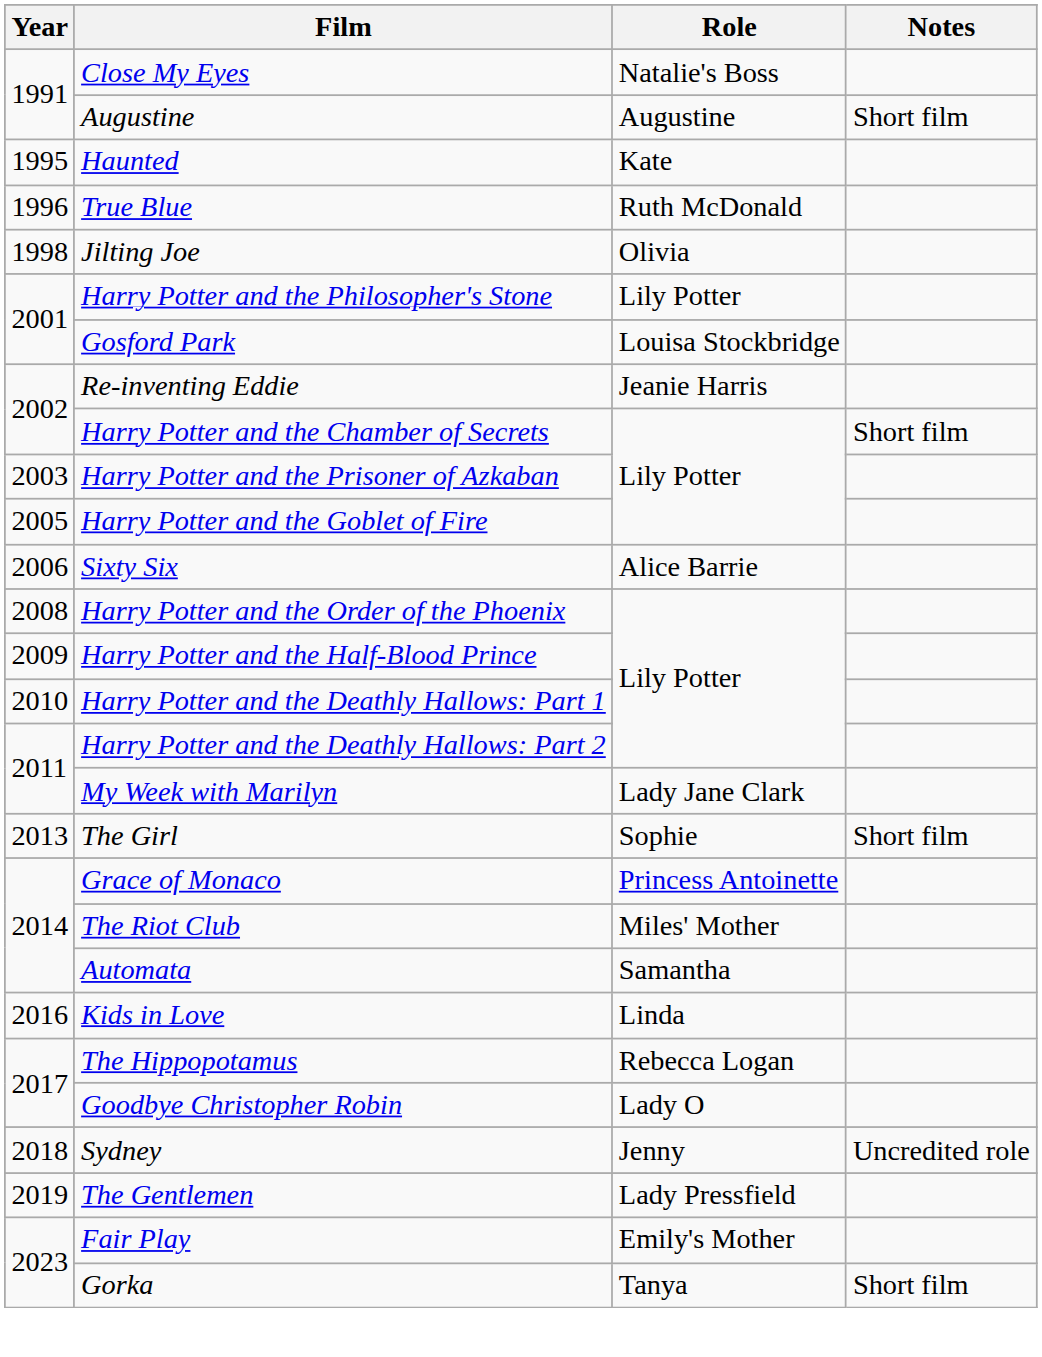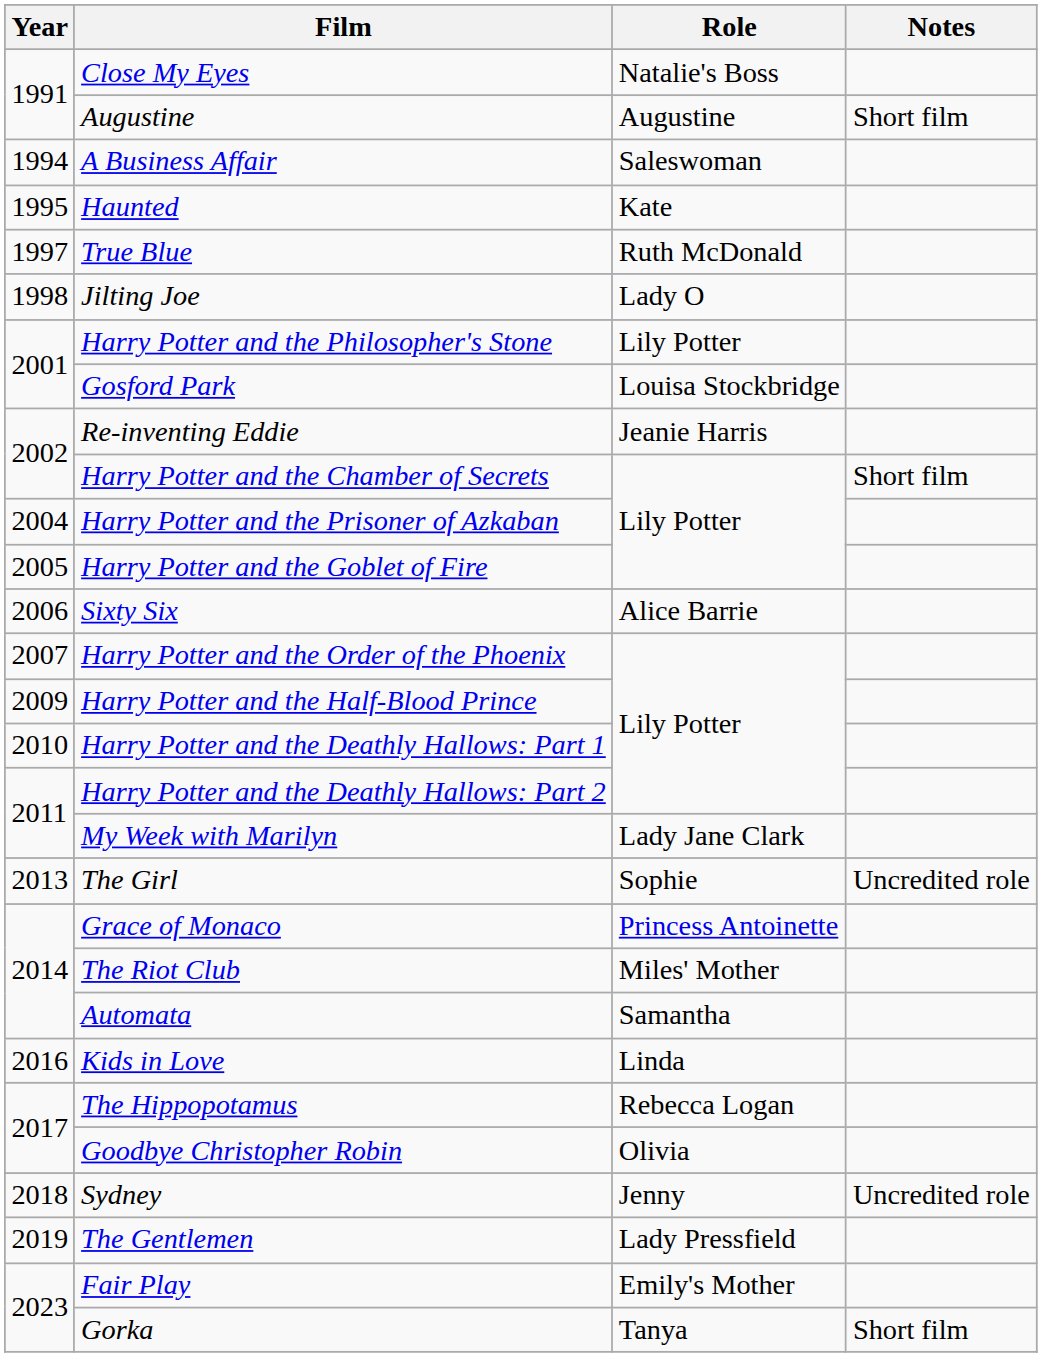+ row: (179, 161)
(40, 206) 1996 -> (40, 251) 1997
(654, 251) Olivia -> (662, 296) Lady O
(40, 476) 2003 -> (40, 521) 2004
(40, 610) 2008 -> (40, 655) 2007
(911, 835) Short film -> (941, 880) Uncredited role
(662, 1104) Lady O -> (654, 1149) Olivia
